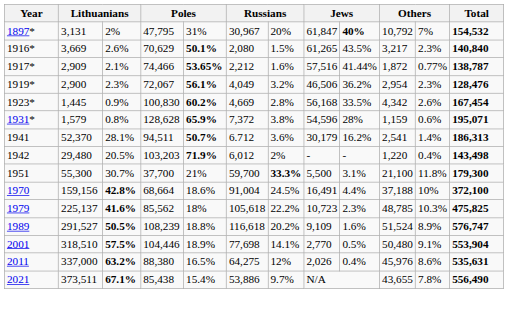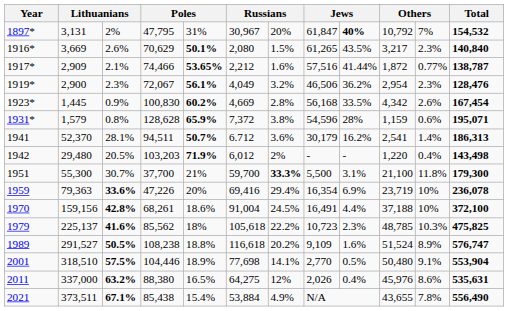+ row: (18, 191)
(159, 191) 68,664 -> (159, 208) 68,261
(161, 226) 108,239 -> (161, 244) 108,238
(244, 279) 53,886 -> (244, 297) 53,884
(282, 279) 9.7% -> (282, 297) 4.9%
